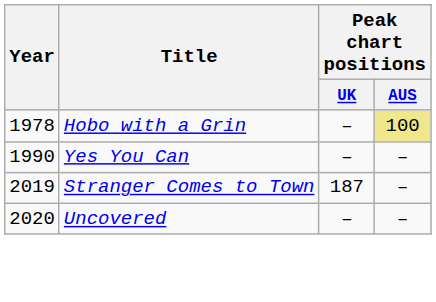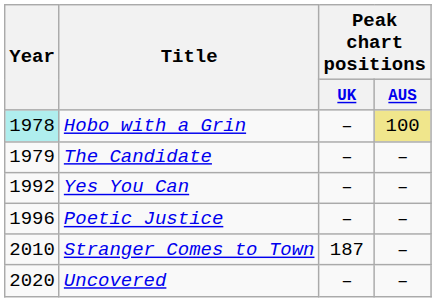(32, 126) no background -> (32, 126) paleturquoise background
+ row: (138, 157)
(32, 157) 1990 -> (32, 188) 1992
+ row: (144, 219)
(32, 188) 2019 -> (32, 250) 2010
